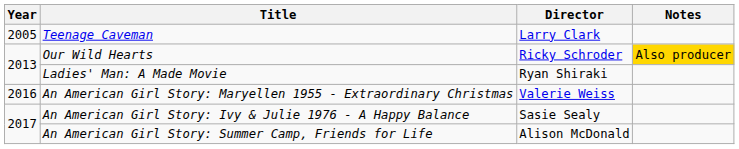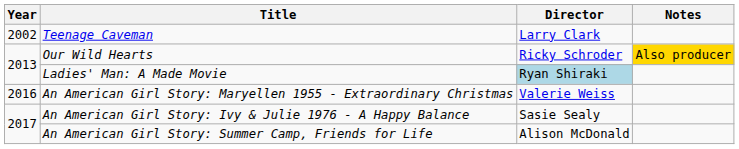(22, 34) 2005 -> (22, 34) 2002
(563, 74) no background -> (563, 74) lightblue background
